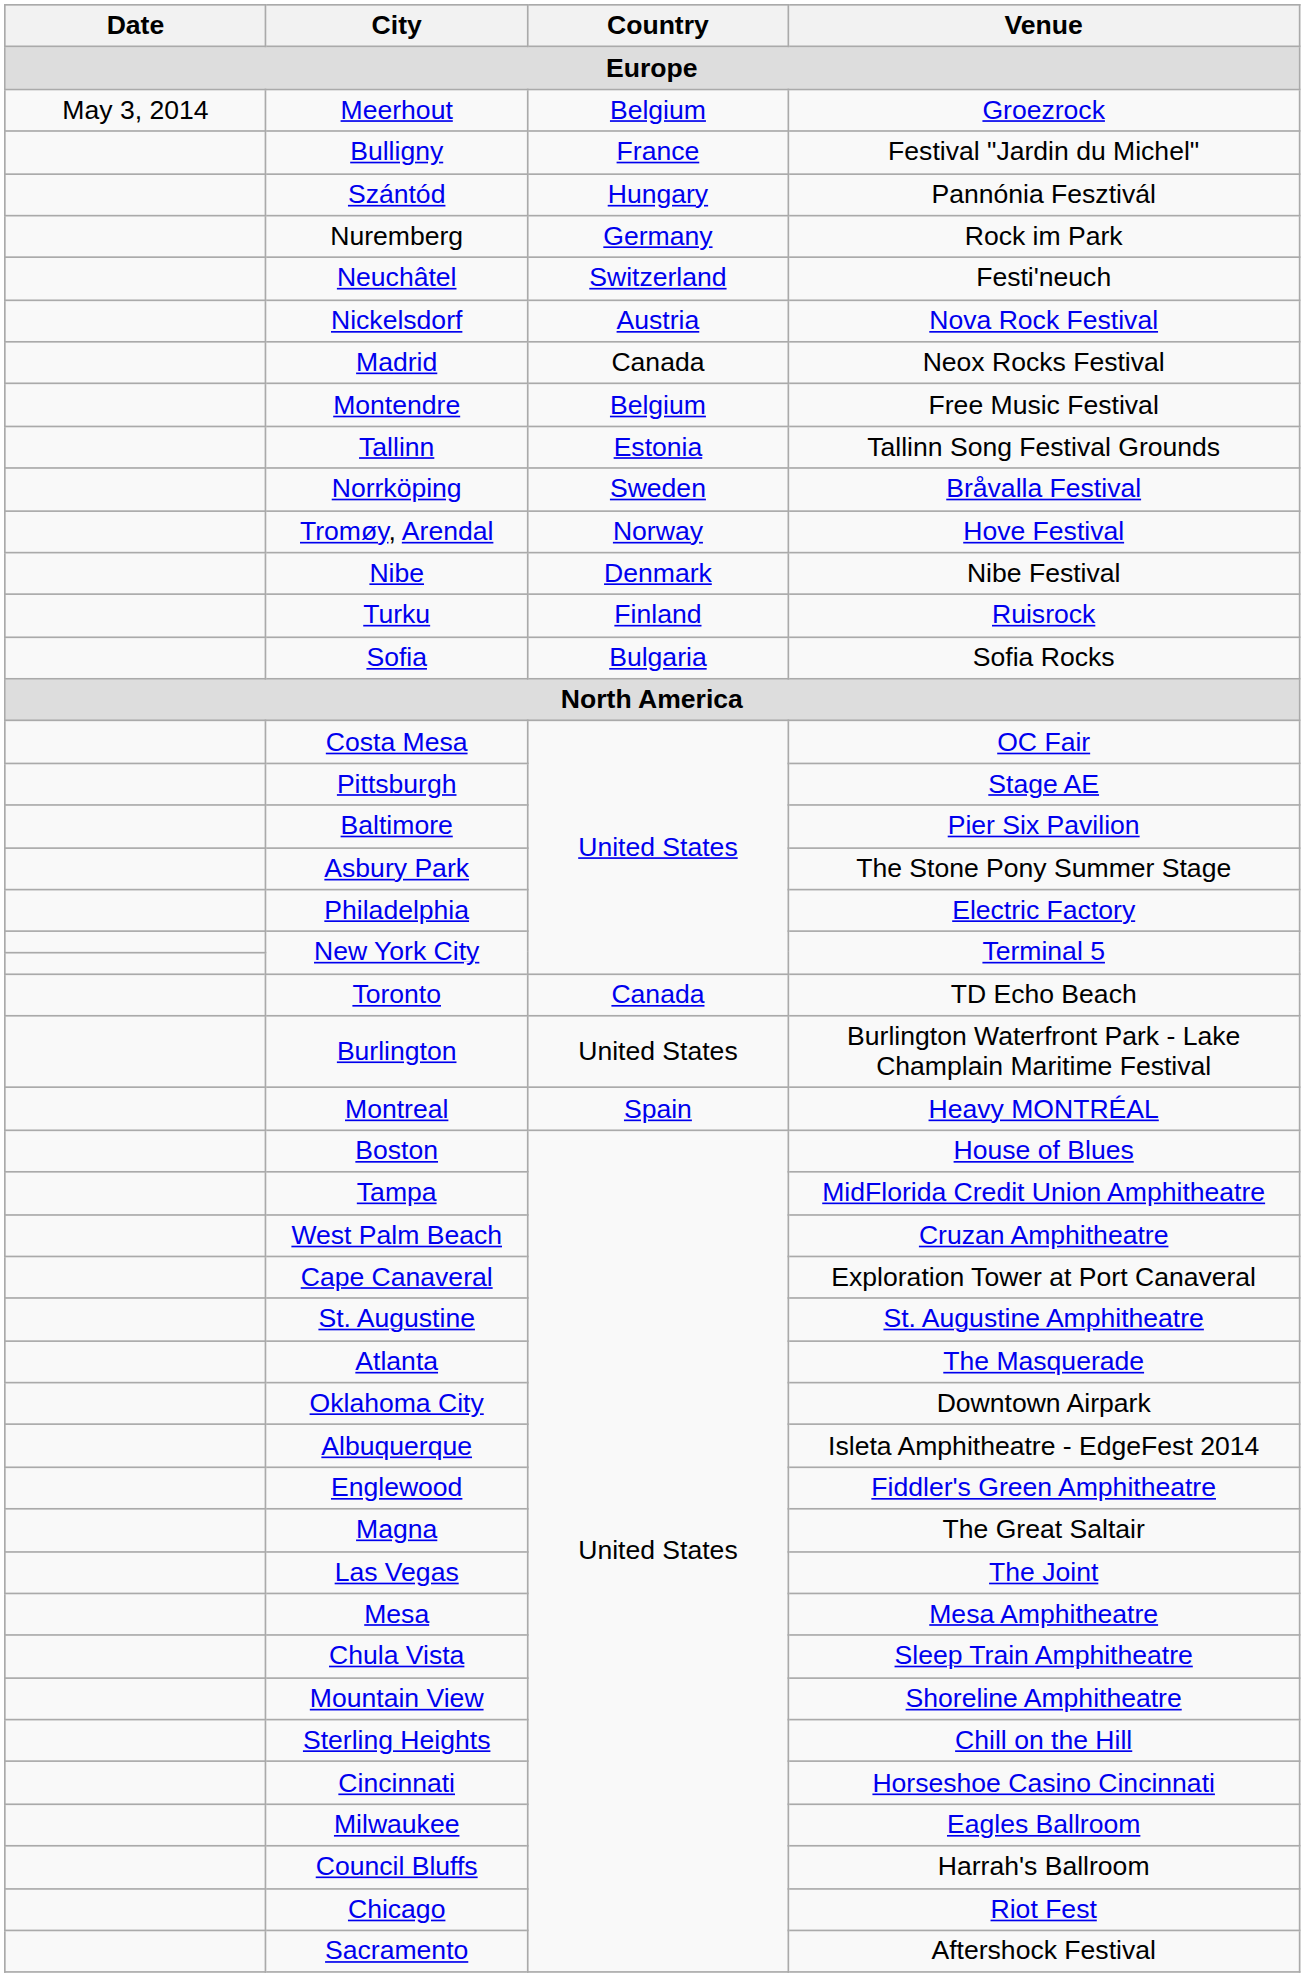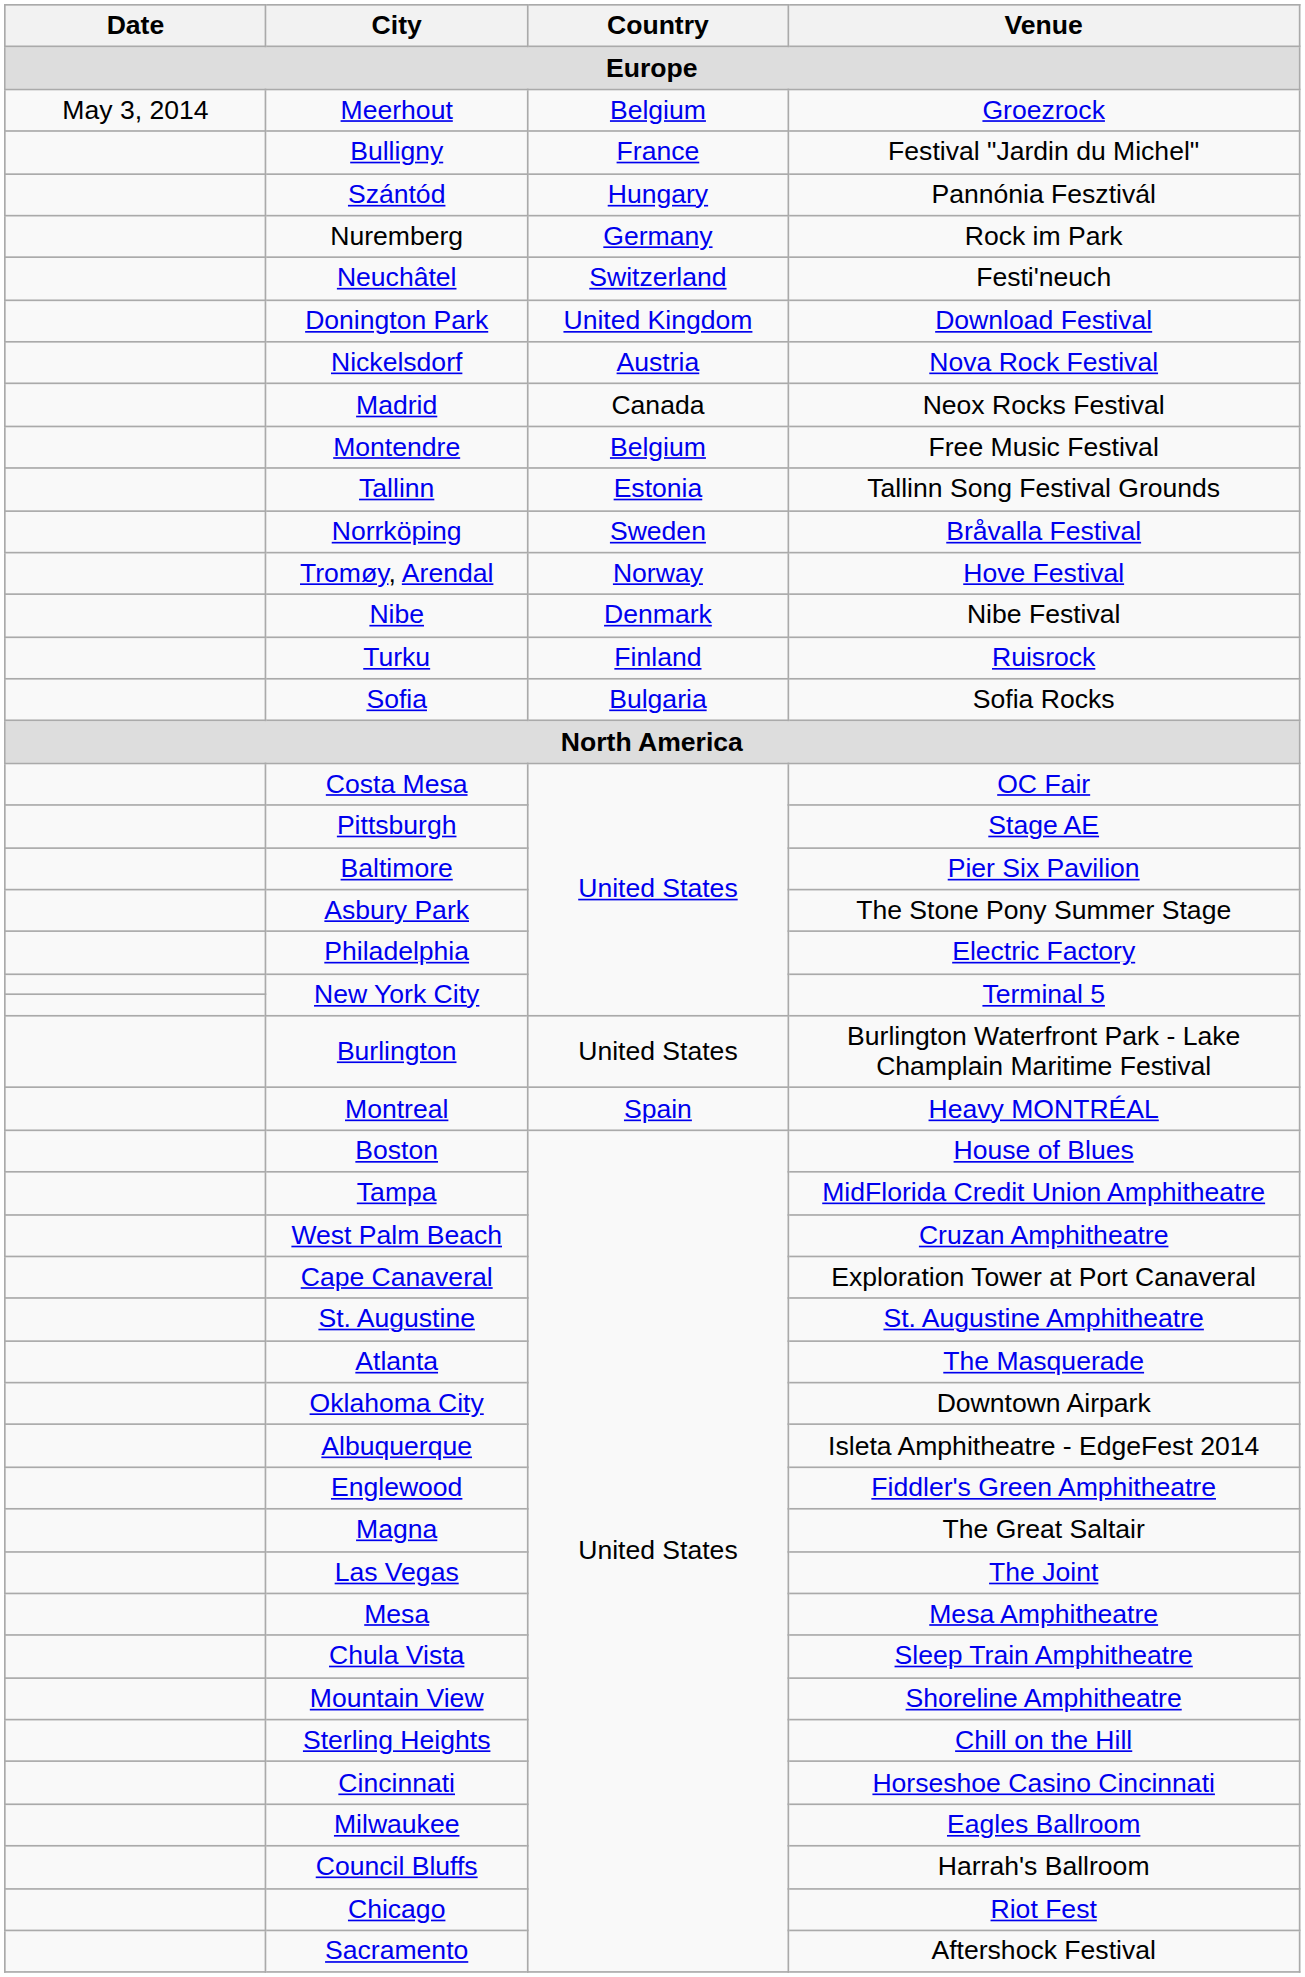+ row: (397, 320)
- row: (397, 994)
